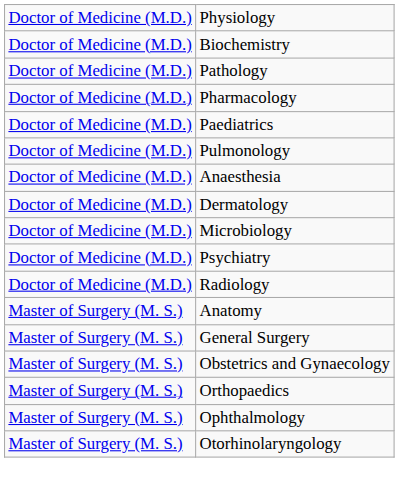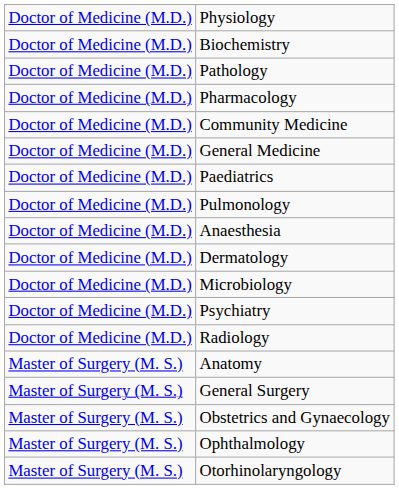+ row: (273, 124)
+ row: (260, 151)
- row: (244, 390)
